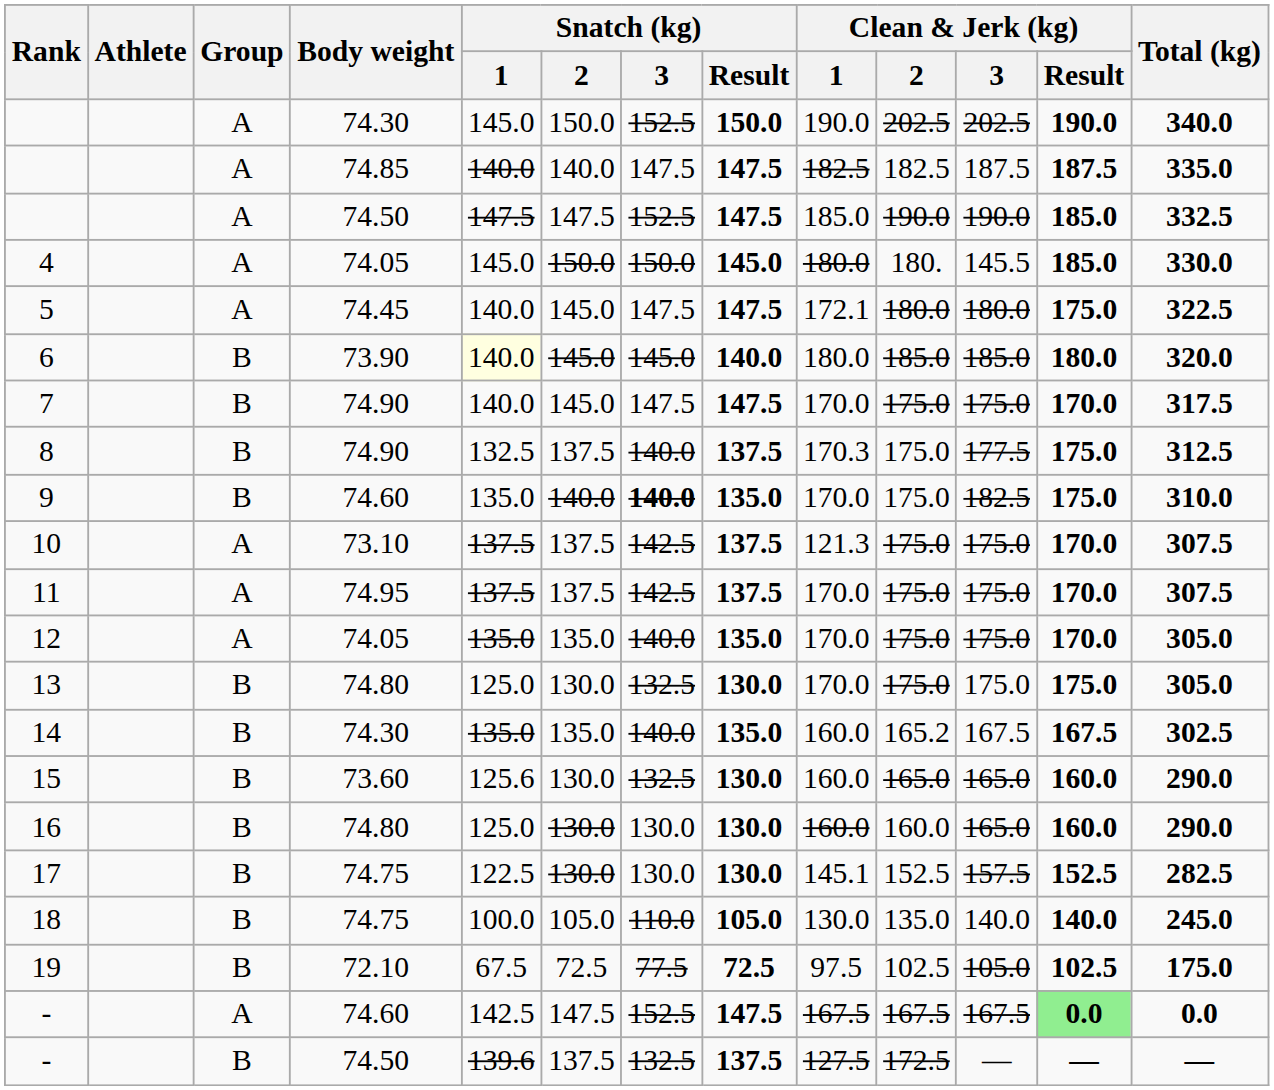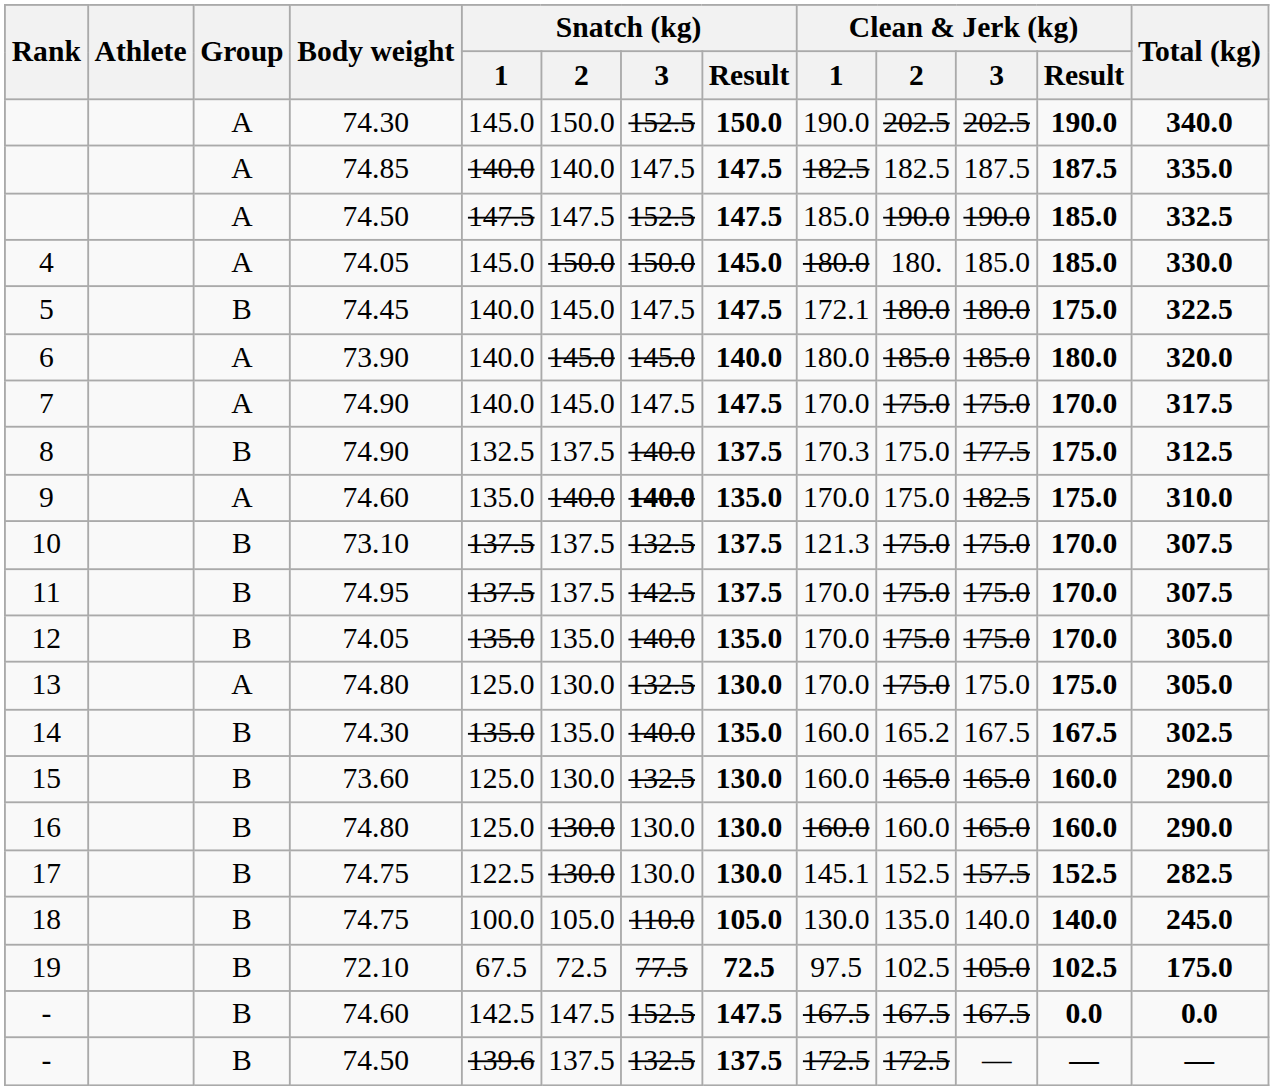(997, 262) 145.5 -> (997, 262) 185.0
(242, 309) A -> (242, 309) B
(242, 356) B -> (242, 356) A
(501, 356) lightyellow background -> (501, 356) no background
(242, 403) B -> (242, 403) A
(242, 497) B -> (242, 497) A
(242, 544) A -> (242, 544) B
(662, 544) 142.5 -> (662, 544) 132.5
(242, 591) A -> (242, 591) B
(242, 638) A -> (242, 638) B
(242, 685) B -> (242, 685) A
(501, 779) 125.6 -> (501, 779) 125.0
(242, 1013) A -> (242, 1013) B
(1084, 1013) lightgreen background -> (1084, 1013) no background
(836, 1060) 127.5 -> (836, 1060) 172.5
